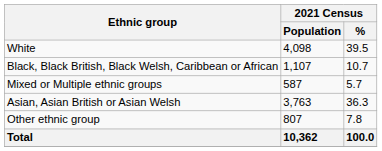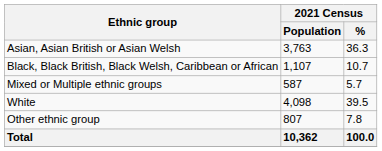rows swapped: (94, 102) <-> (21, 48)
